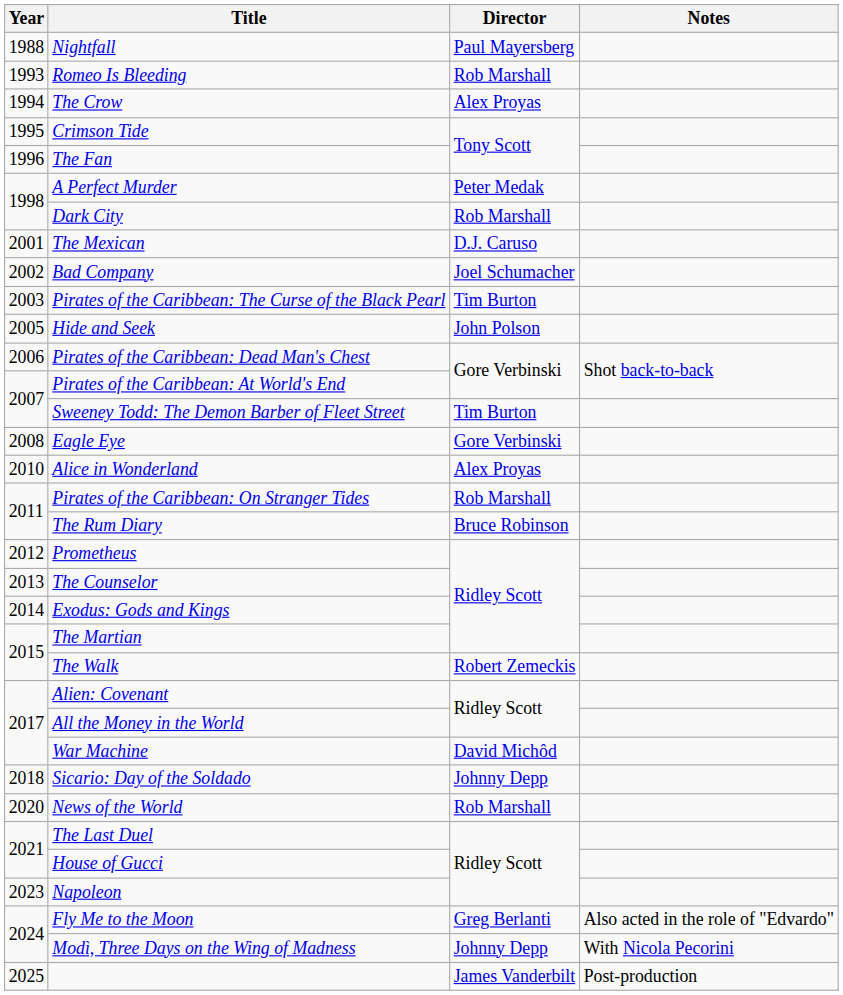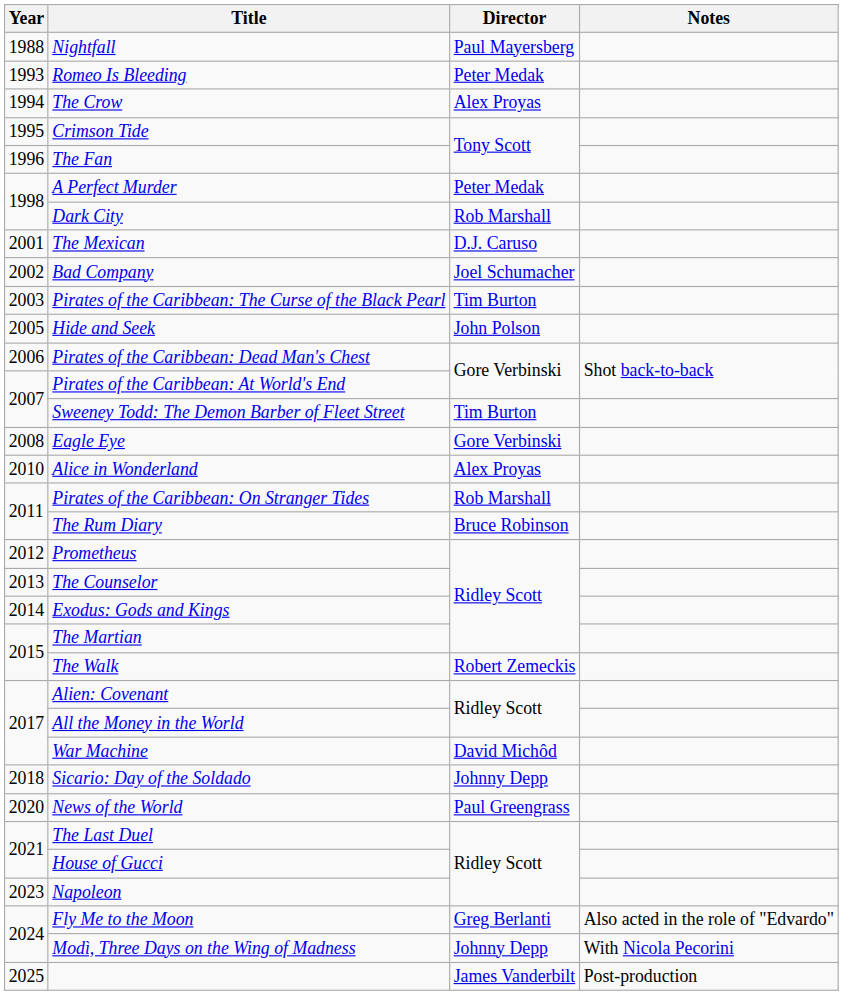(502, 74) Rob Marshall -> (499, 74) Peter Medak
(502, 807) Rob Marshall -> (512, 807) Paul Greengrass
